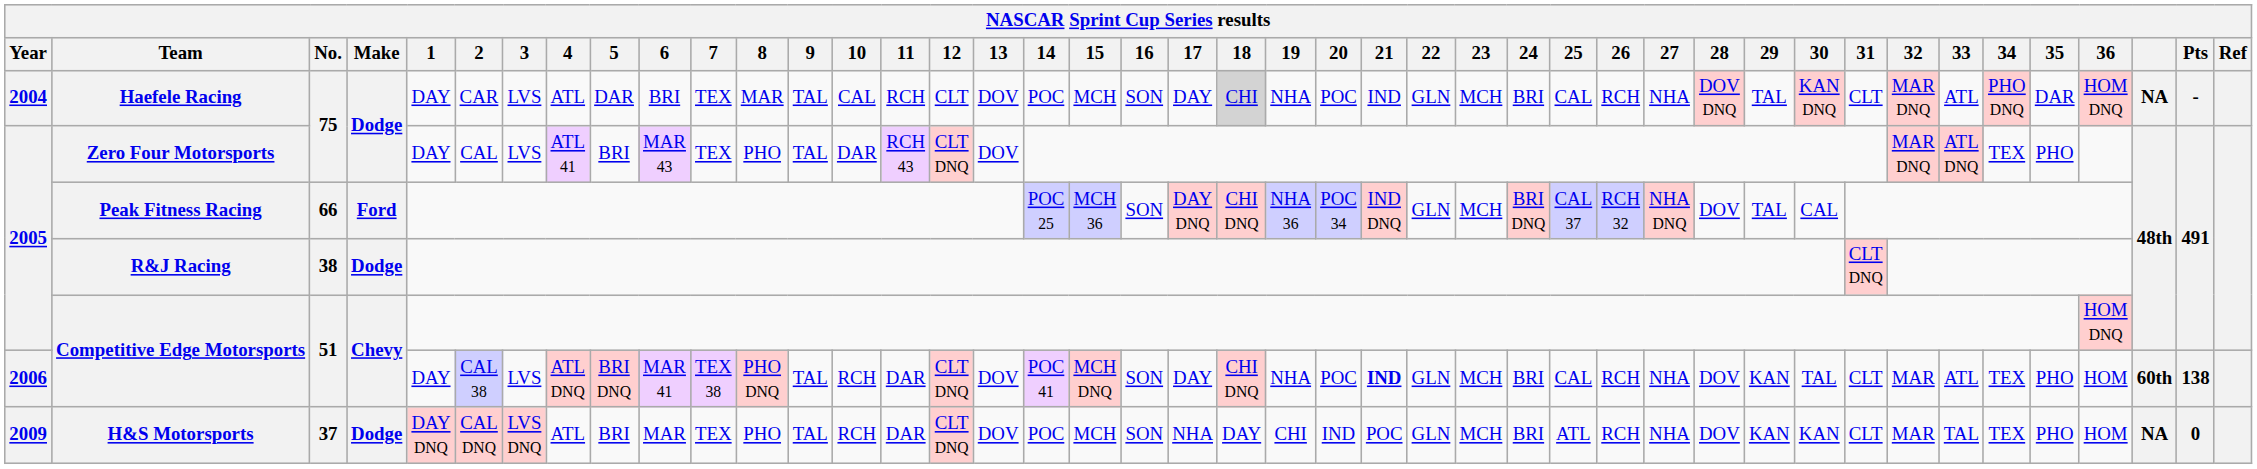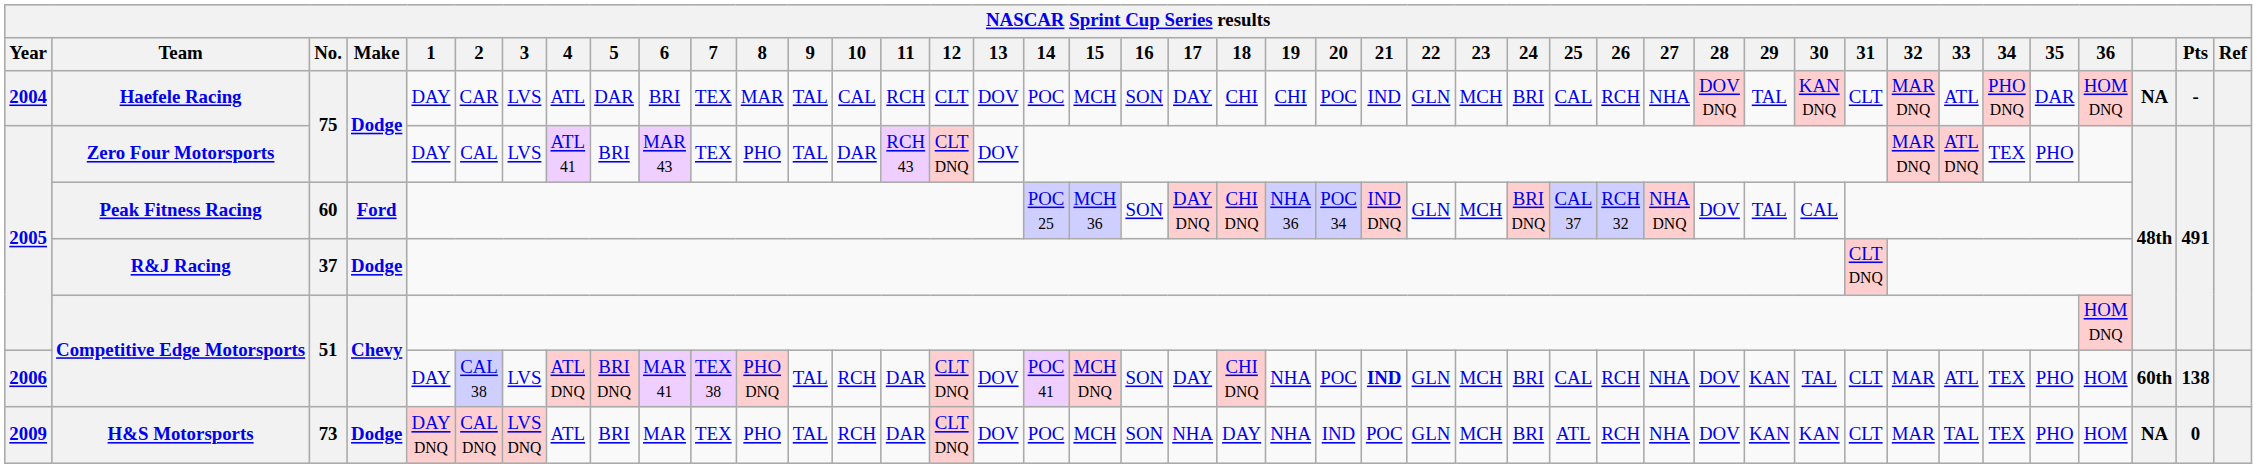(1242, 97) lightgrey background -> (1242, 97) no background
(1291, 97) NHA -> (1291, 97) CHI
(328, 210) 66 -> (328, 210) 60
(328, 266) 38 -> (328, 266) 37
(328, 434) 37 -> (328, 434) 73
(1291, 434) CHI -> (1291, 434) NHA
